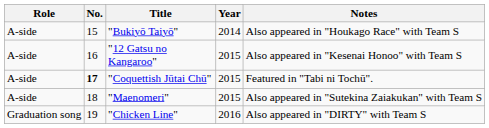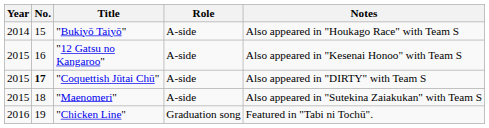columns swapped: (229, 13) <-> (44, 13)
(309, 79) Featured in "Tabi ni Tochū". -> (336, 79) Also appeared in "DIRTY" with Team S
(336, 114) Also appeared in "DIRTY" with Team S -> (309, 114) Featured in "Tabi ni Tochū".
